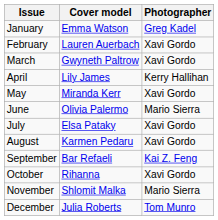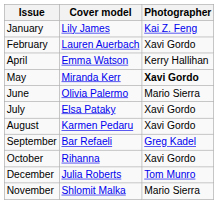(95, 28) Emma Watson -> (86, 28) Lily James
(170, 28) Greg Kadel -> (171, 28) Kai Z. Feng
- row: (21, 61)
(86, 77) Lily James -> (95, 61) Emma Watson
(170, 93) normal -> (172, 77) bold
(171, 158) Kai Z. Feng -> (170, 142) Greg Kadel
rows swapped: (30, 191) <-> (30, 207)
